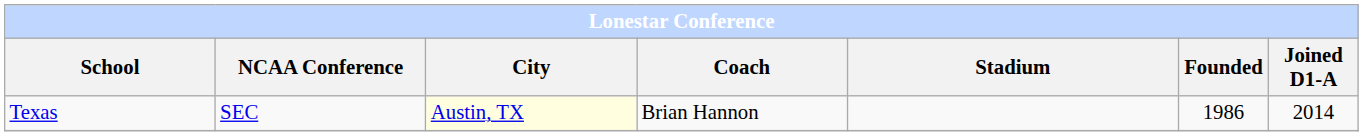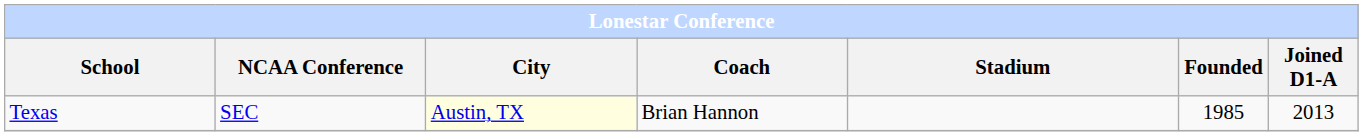(1223, 112) 1986 -> (1223, 112) 1985
(1313, 112) 2014 -> (1313, 112) 2013
